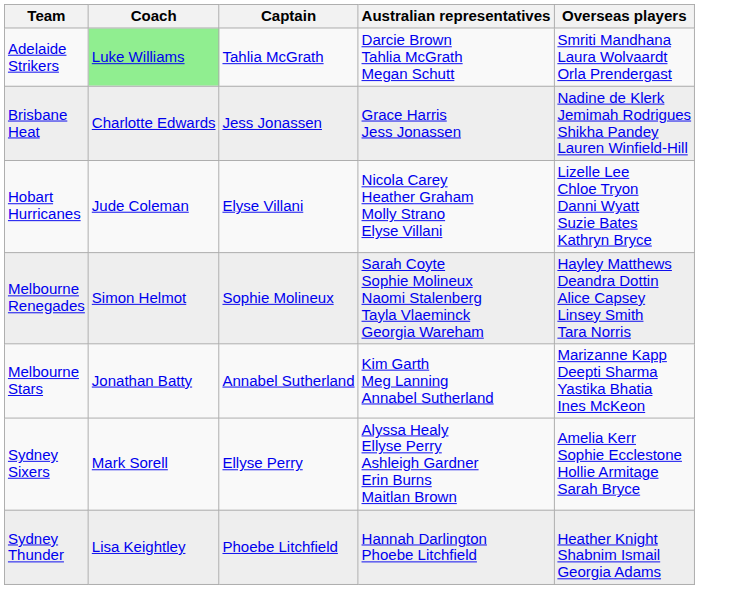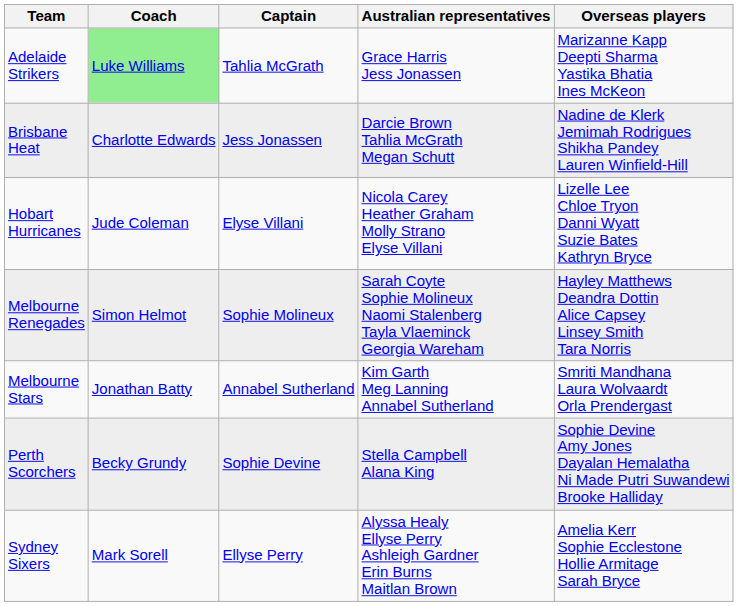(412, 57) Darcie Brown Tahlia McGrath Megan Schutt -> (411, 65) Grace Harris Jess Jonassen
(615, 57) Smriti Mandhana Laura Wolvaardt Orla Prendergast -> (612, 65) Marizanne Kapp Deepti Sharma Yastika Bhatia Ines McKeon
(411, 123) Grace Harris Jess Jonassen -> (412, 140) Darcie Brown Tahlia McGrath Megan Schutt
(612, 381) Marizanne Kapp Deepti Sharma Yastika Bhatia Ines McKeon -> (615, 389) Smriti Mandhana Laura Wolvaardt Orla Prendergast
+ row: (42, 464)
- row: (36, 547)
